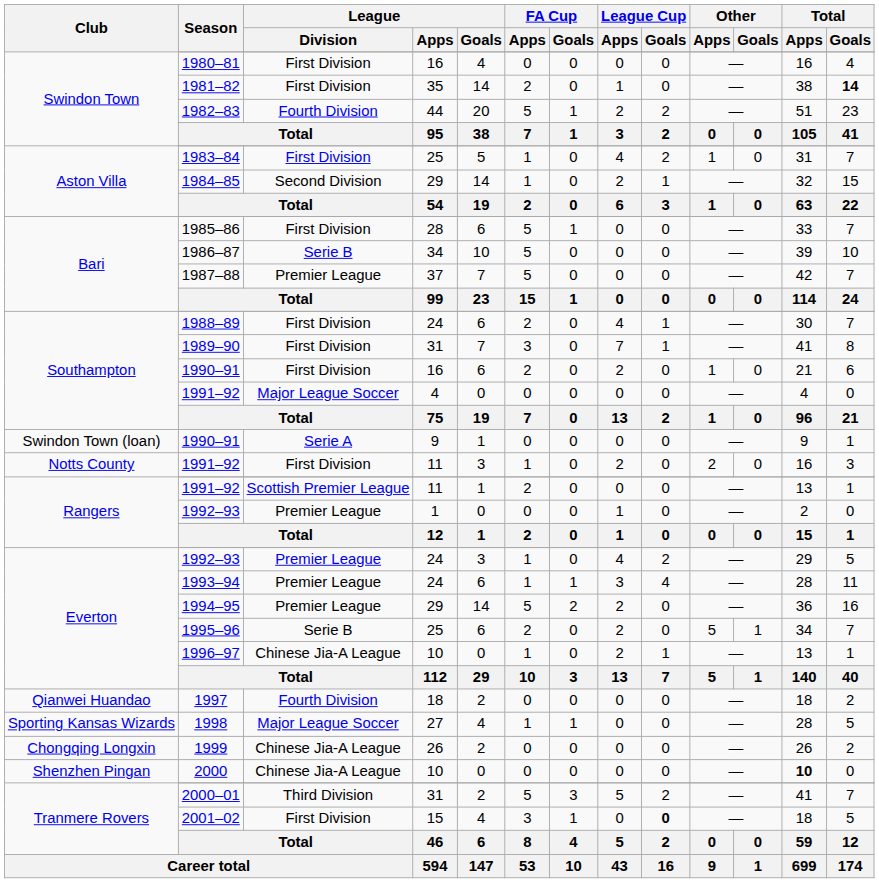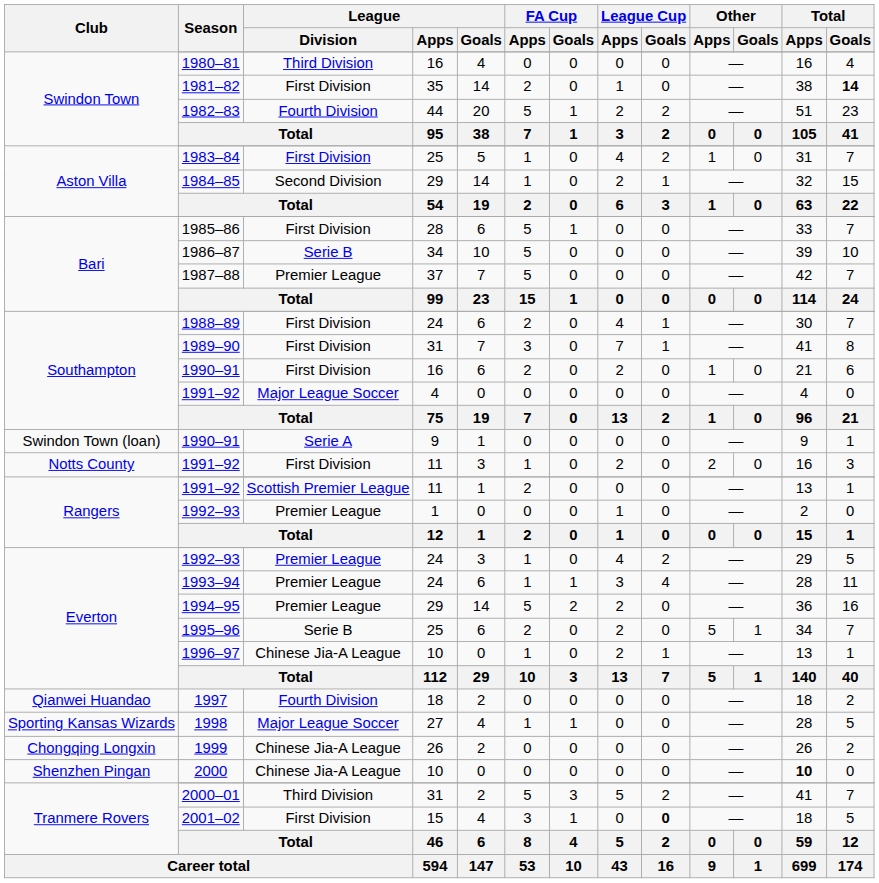(328, 63) First Division -> (328, 63) Third Division
